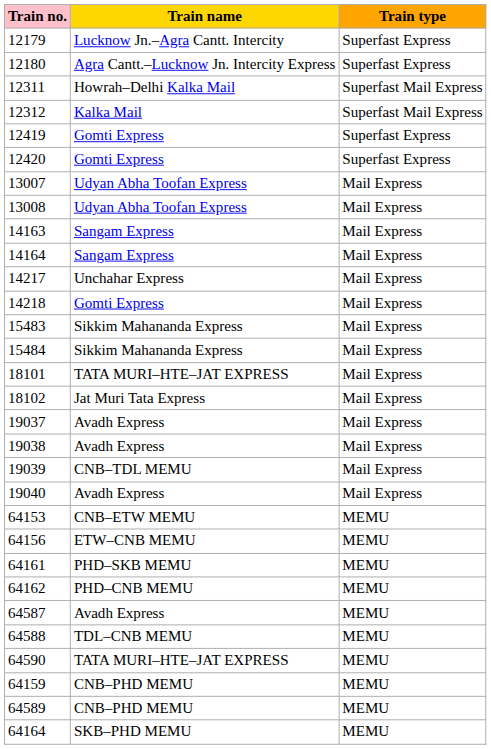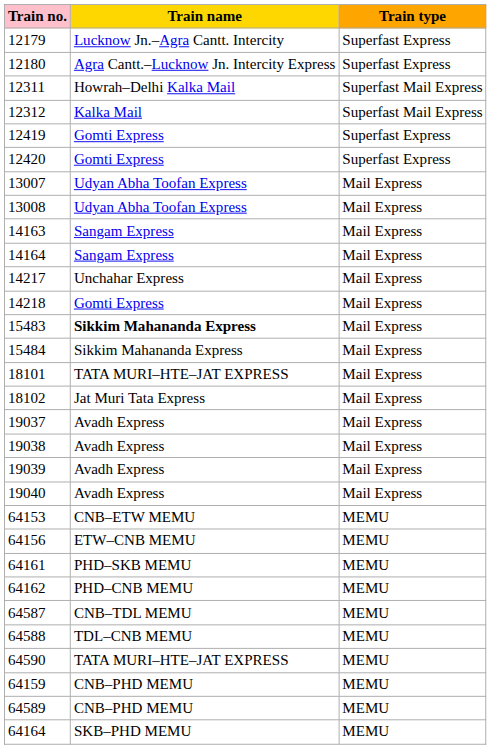(158, 326) normal -> (165, 326) bold
(133, 469) CNB–TDL MEMU -> (119, 469) Avadh Express
(119, 612) Avadh Express -> (133, 612) CNB–TDL MEMU
